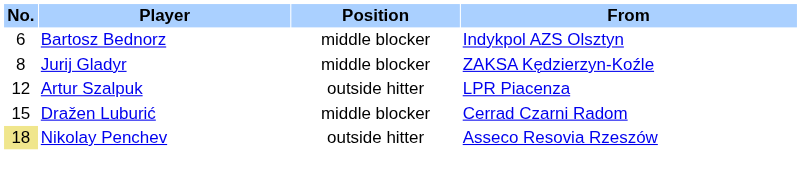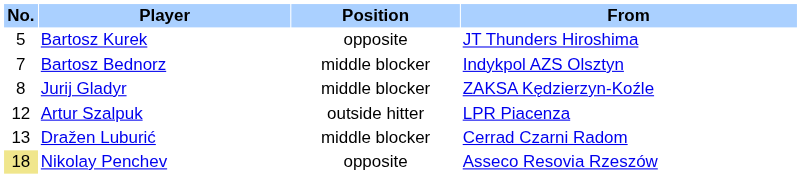+ row: (94, 40)
(21, 40) 6 -> (21, 64) 7
(21, 113) 15 -> (21, 137) 13
(376, 137) outside hitter -> (376, 161) opposite
